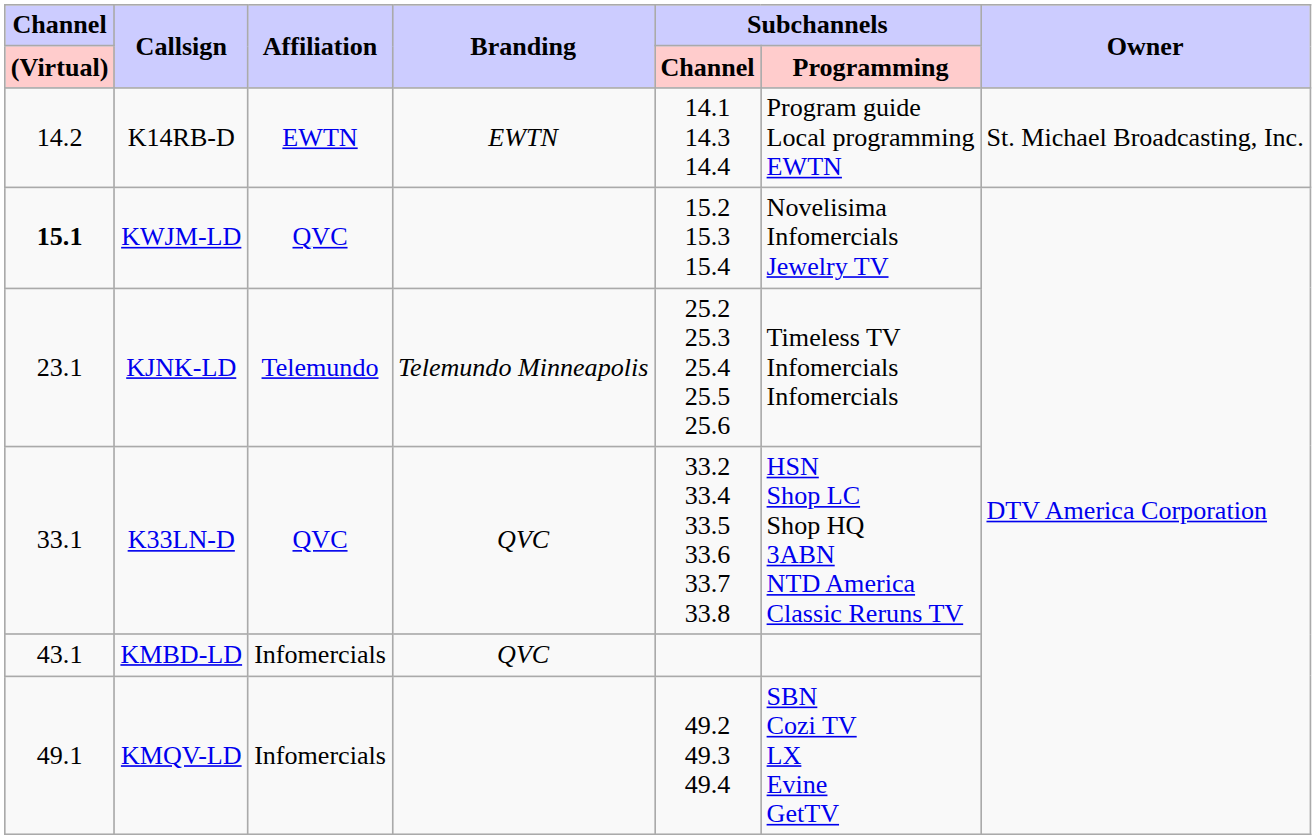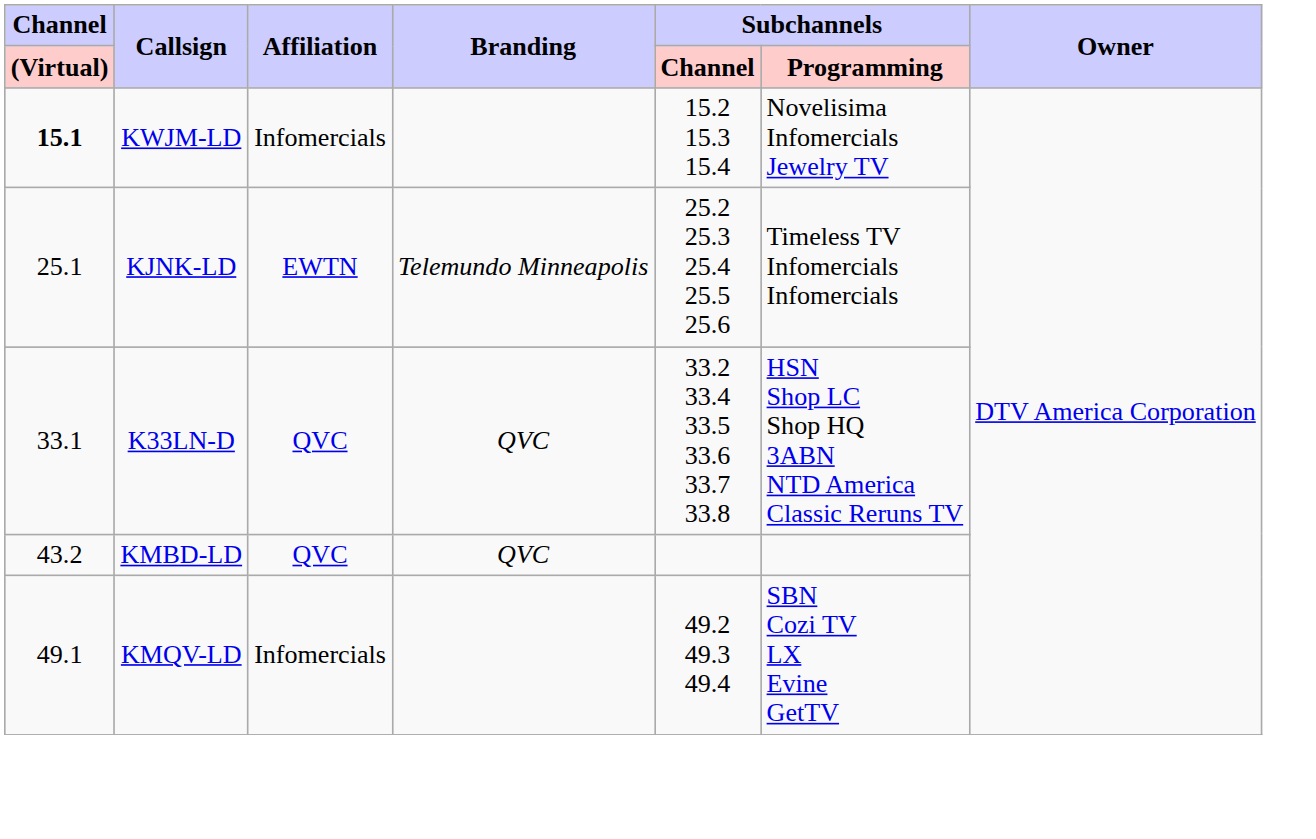- row: (181, 137)
(320, 237) QVC -> (320, 137) Infomercials
(60, 366) 23.1 -> (60, 266) 25.1
(320, 366) Telemundo -> (320, 266) EWTN
(60, 654) 43.1 -> (60, 554) 43.2
(320, 654) Infomercials -> (320, 554) QVC
